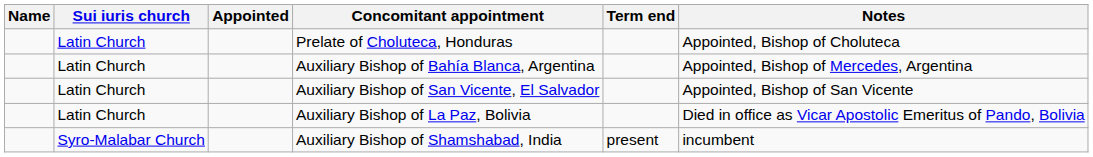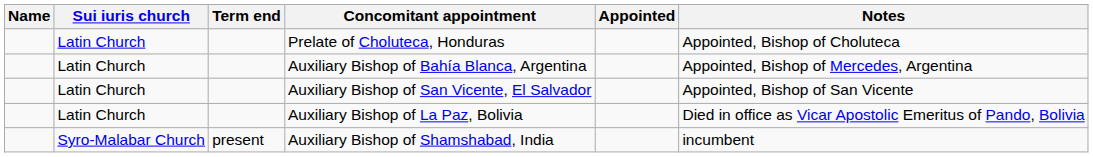columns swapped: (251, 16) <-> (641, 16)
